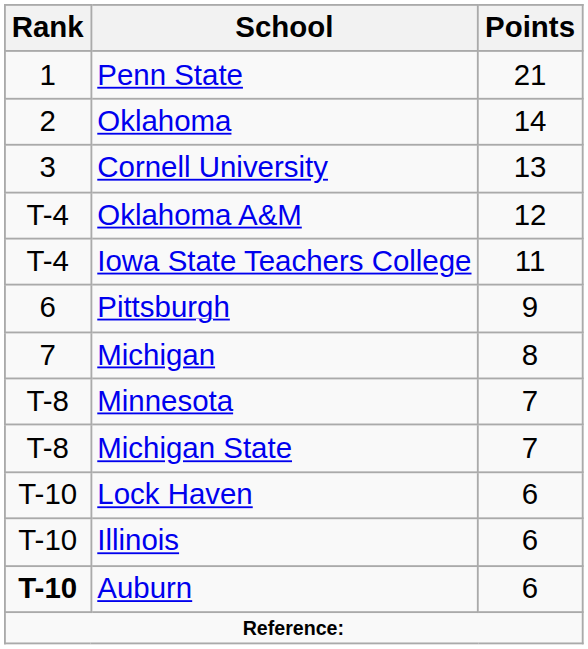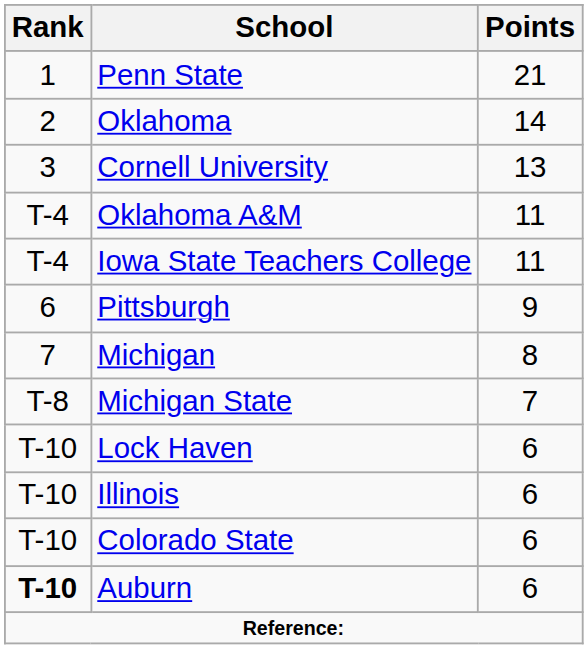(530, 214) 12 -> (530, 214) 11
- row: (165, 401)
+ row: (195, 541)
